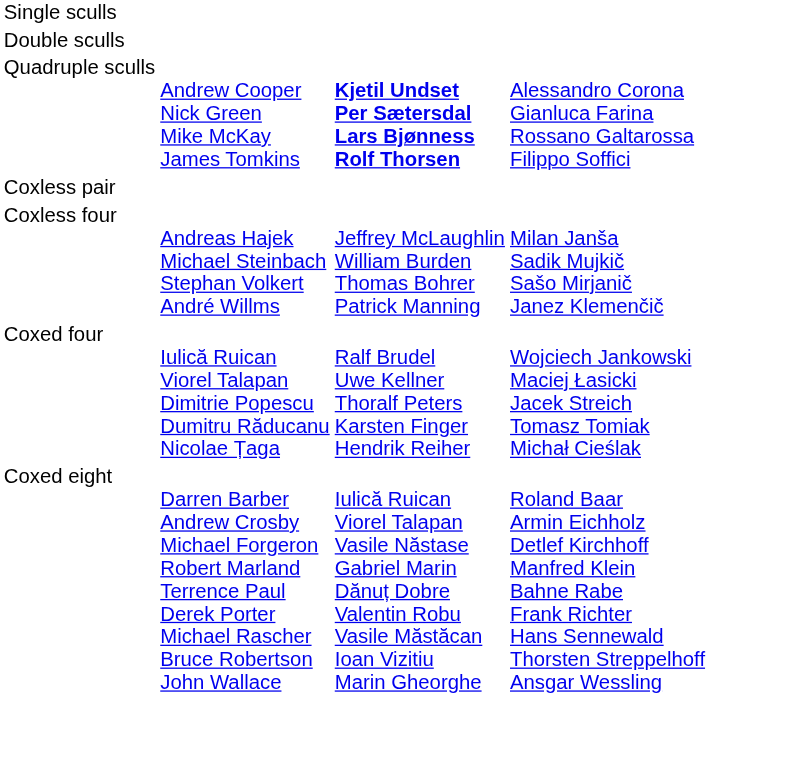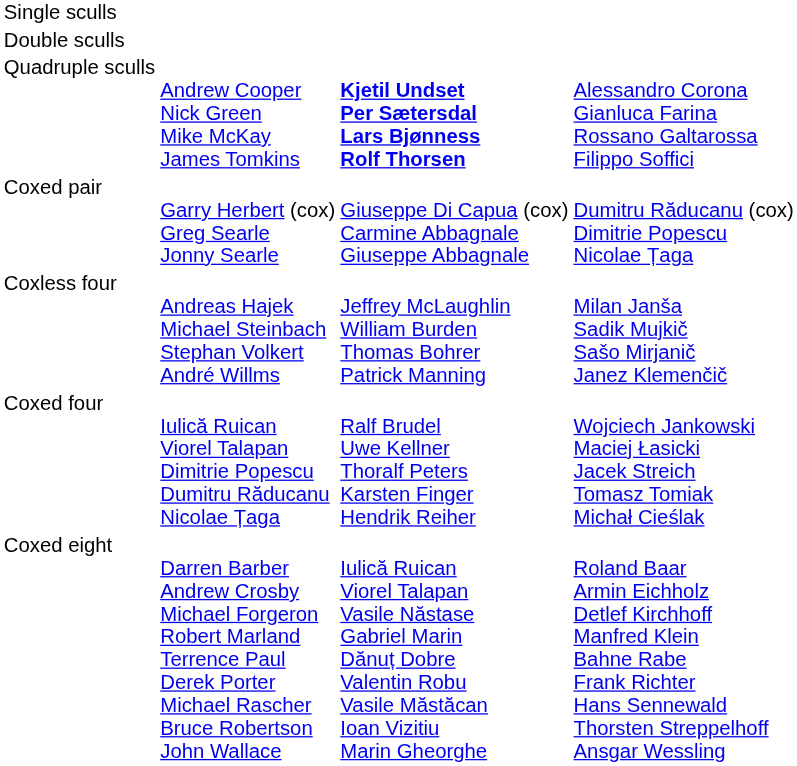- row: (60, 187)
+ row: (53, 187)
